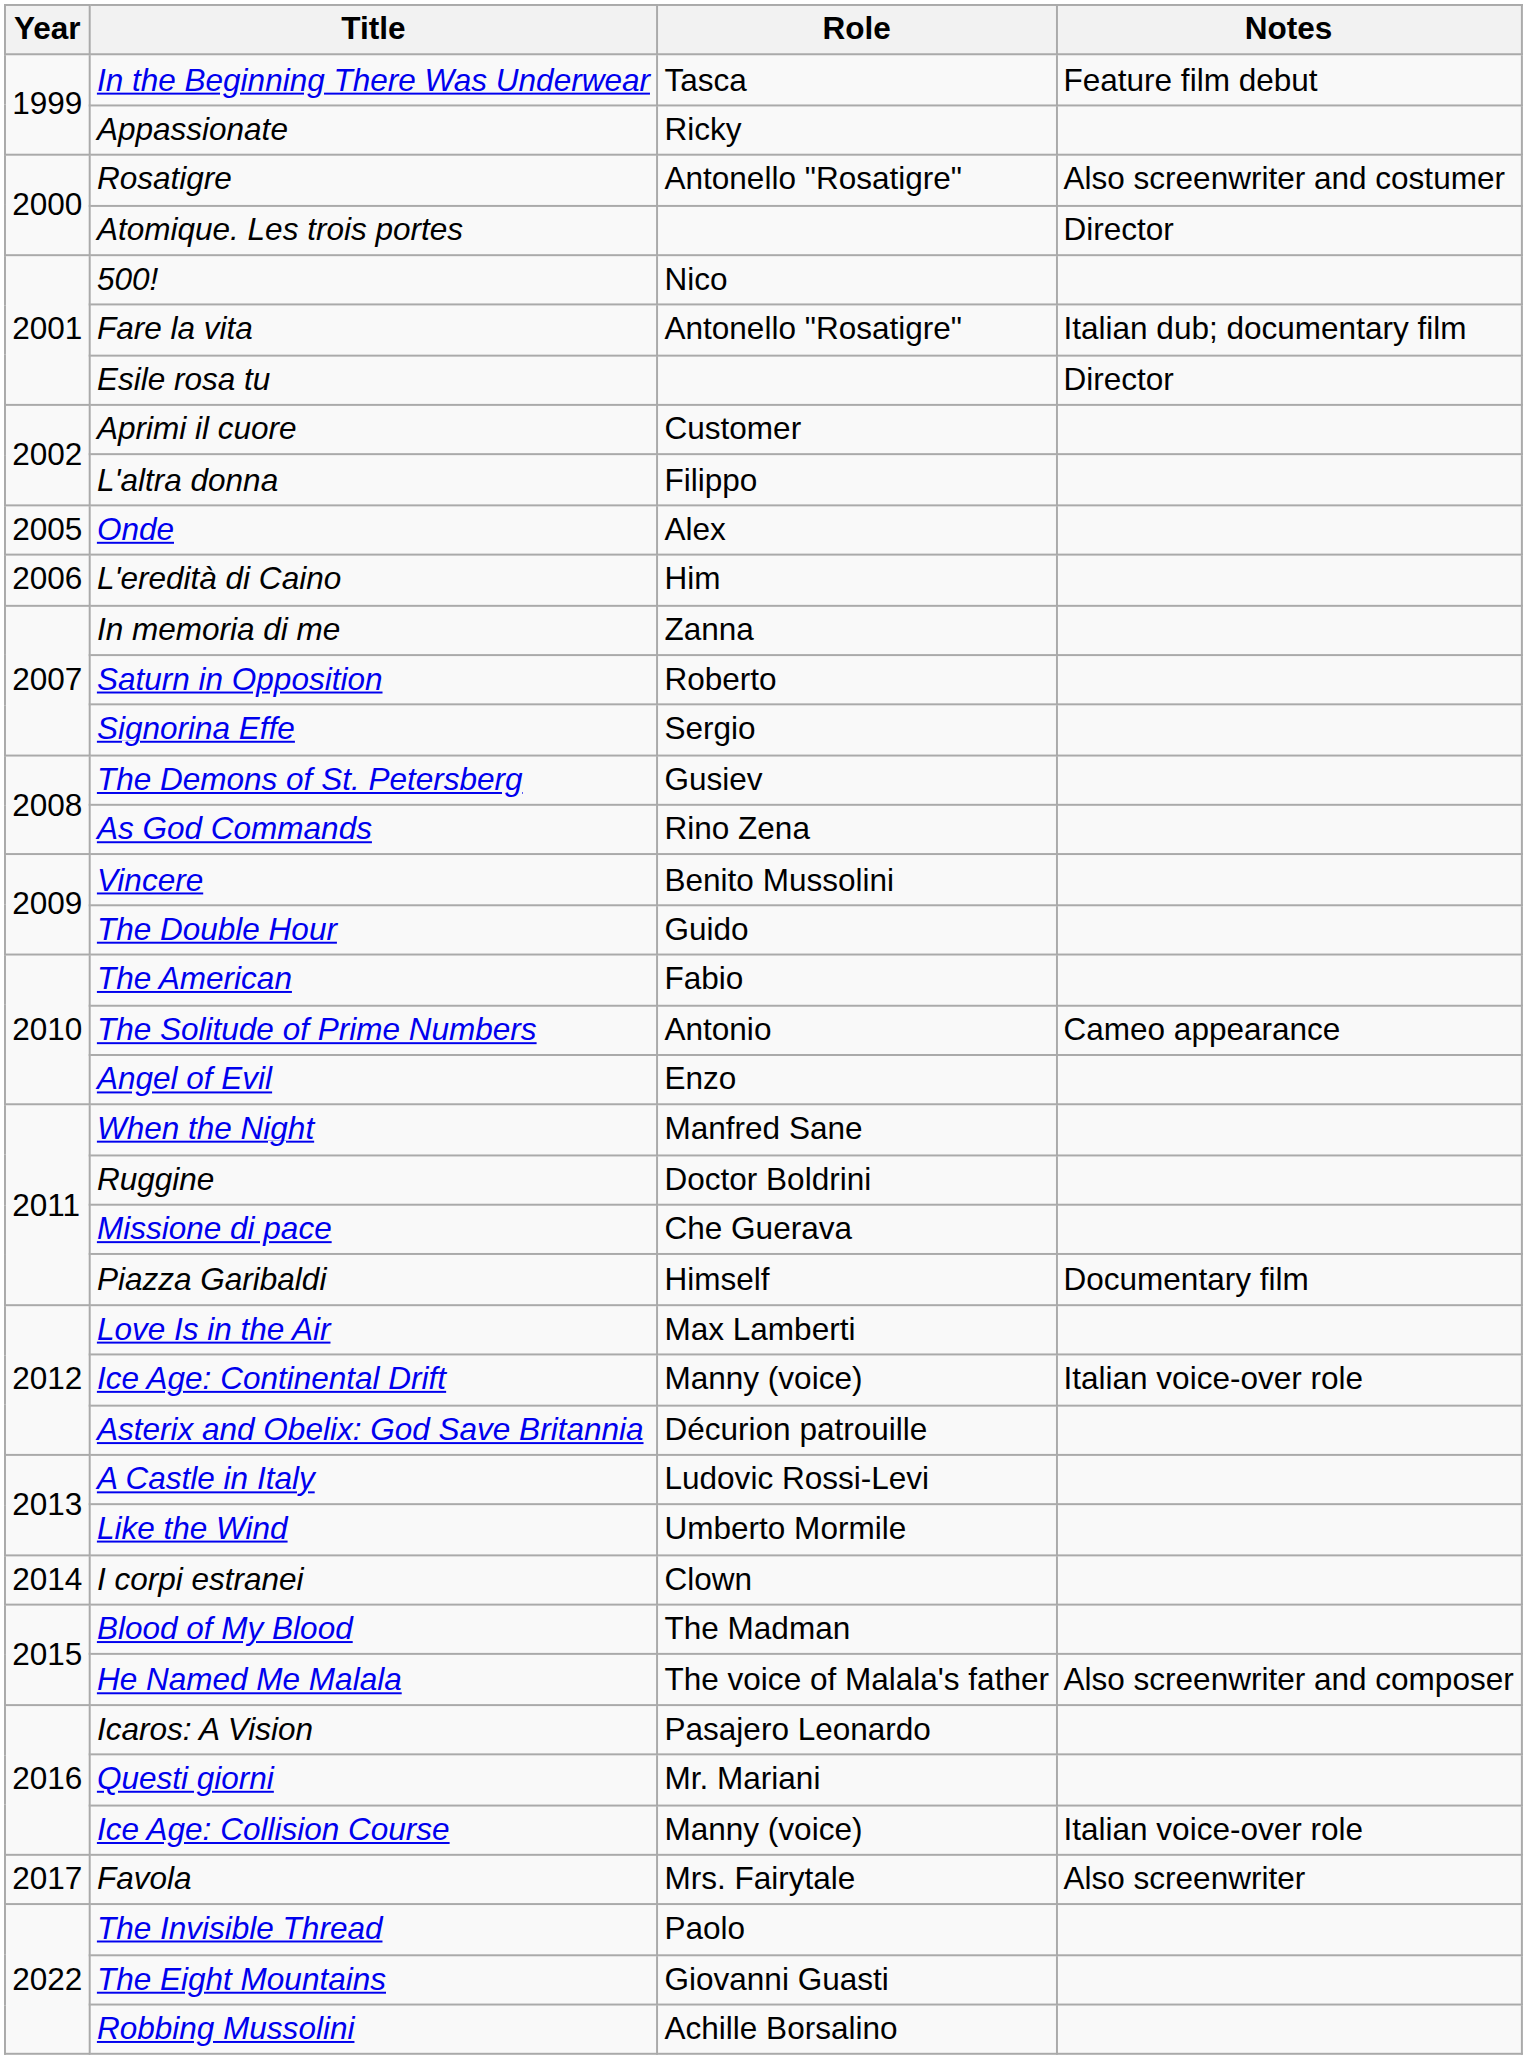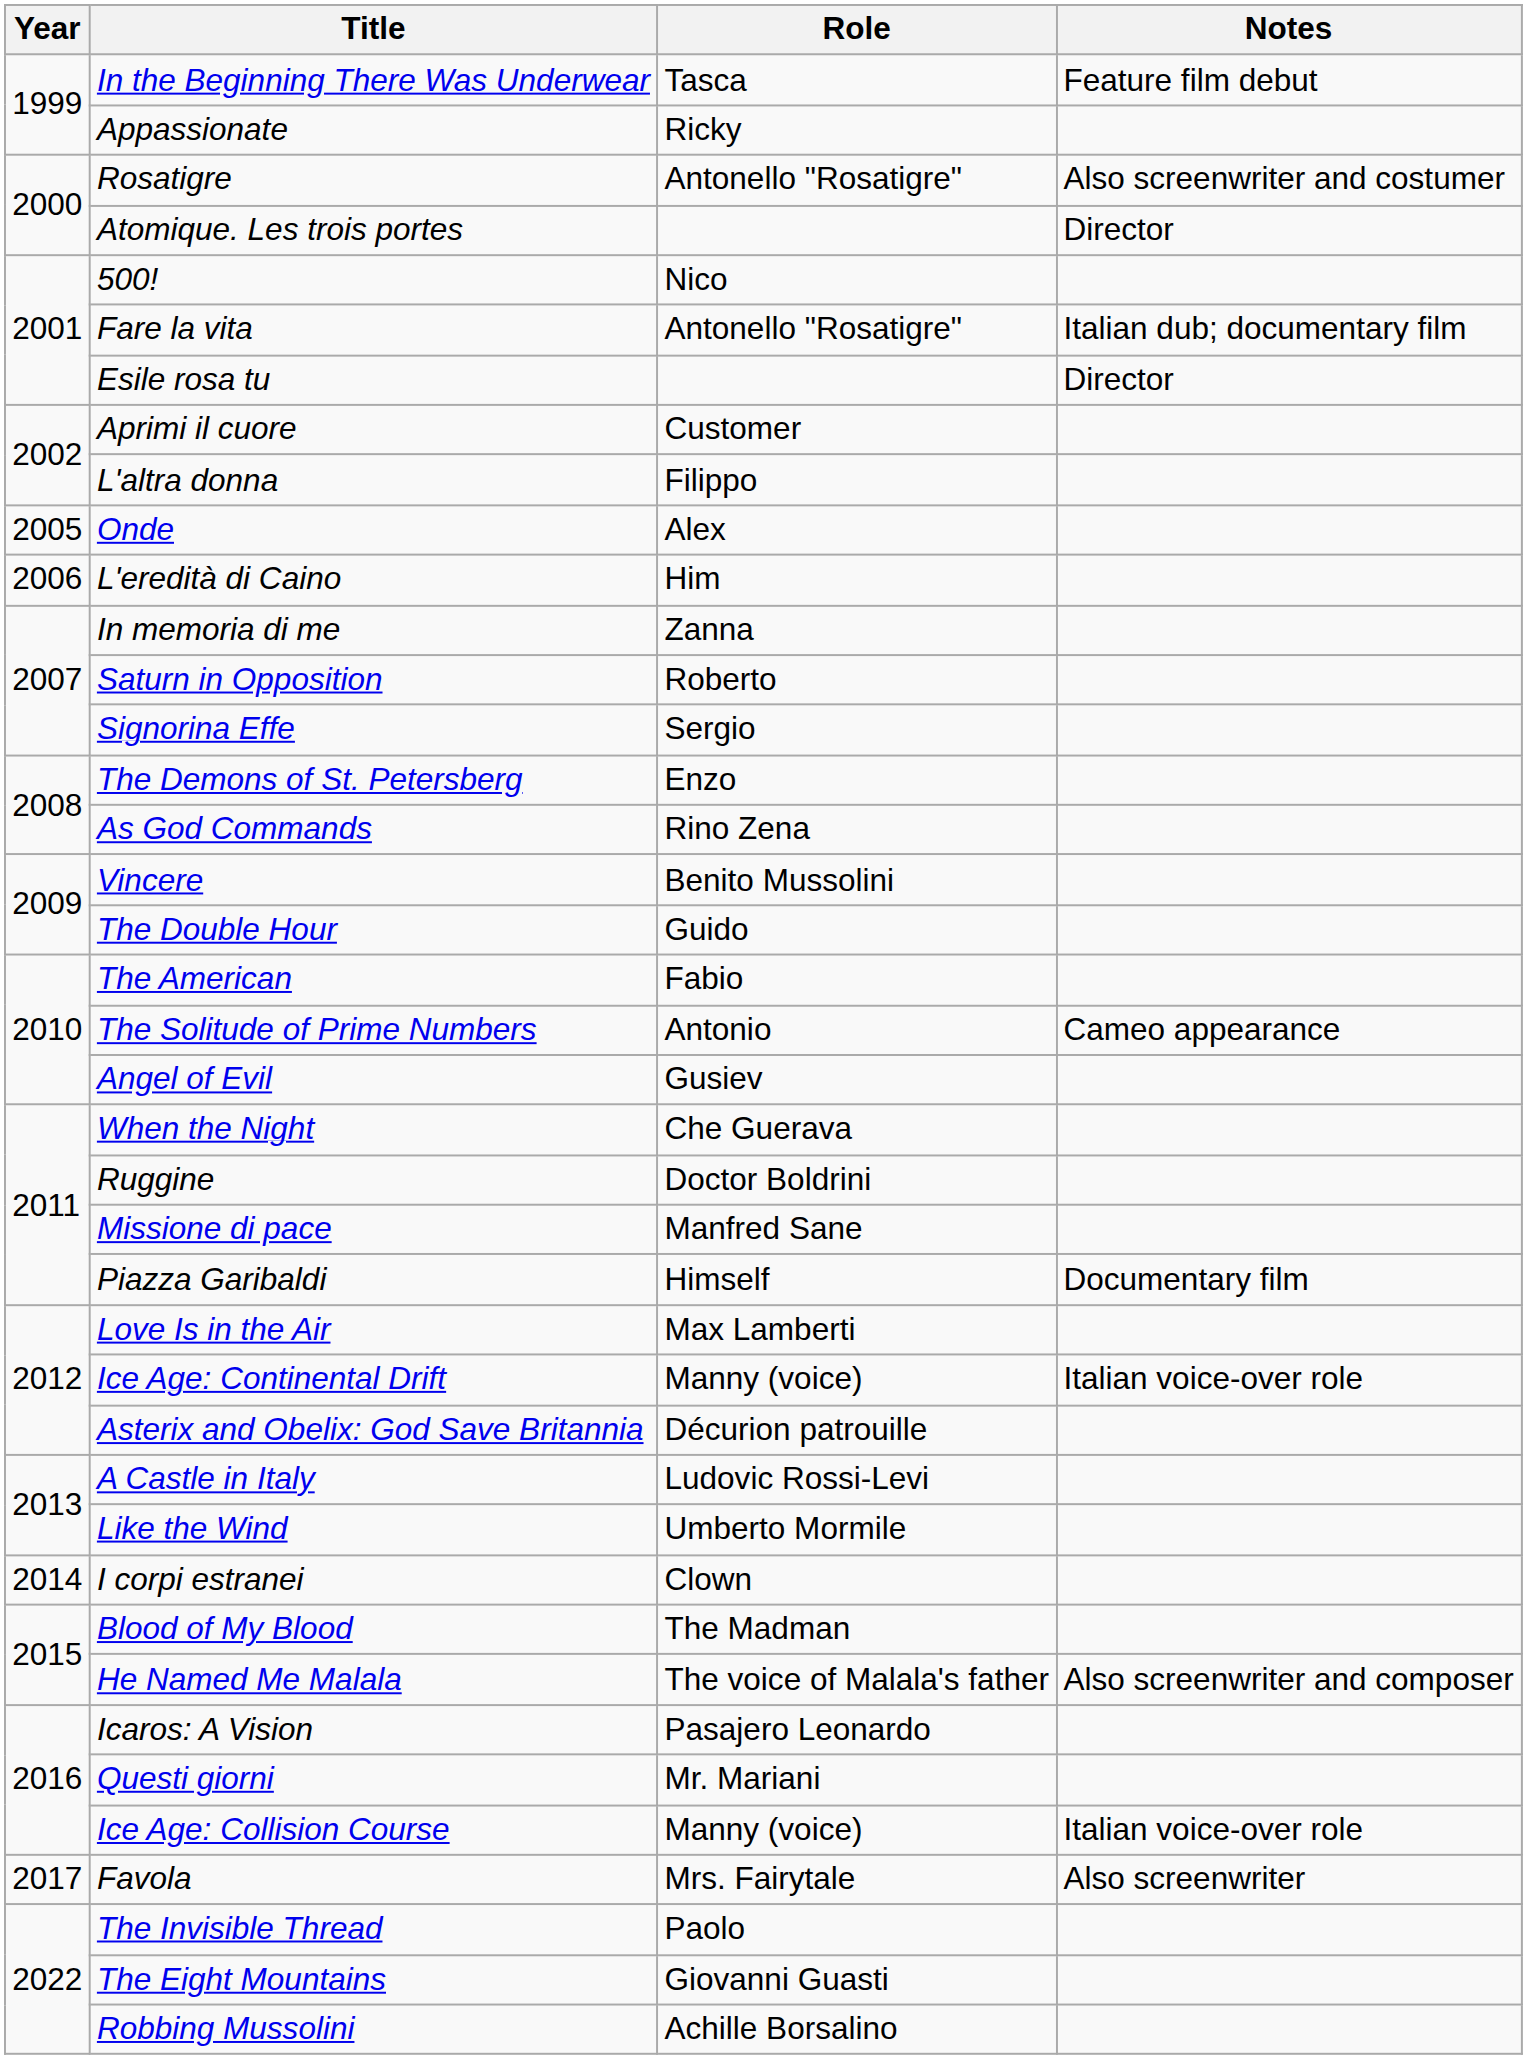(714, 779) Gusiev -> (700, 779) Enzo
(700, 1079) Enzo -> (714, 1079) Gusiev
(764, 1129) Manfred Sane -> (758, 1129) Che Guerava
(758, 1229) Che Guerava -> (764, 1229) Manfred Sane
